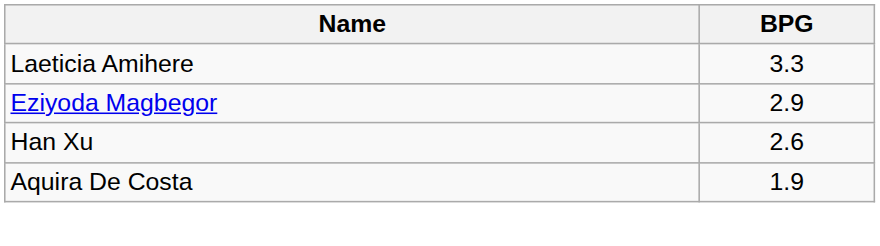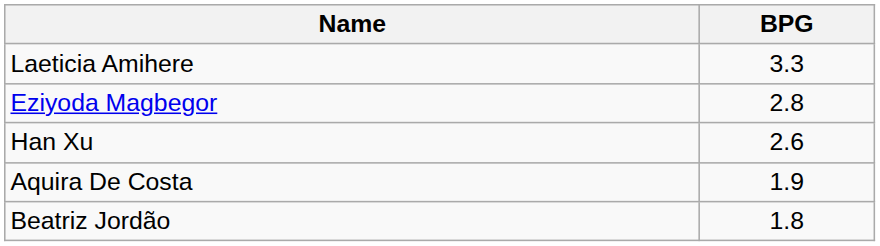(787, 102) 2.9 -> (787, 102) 2.8
+ row: (90, 220)
